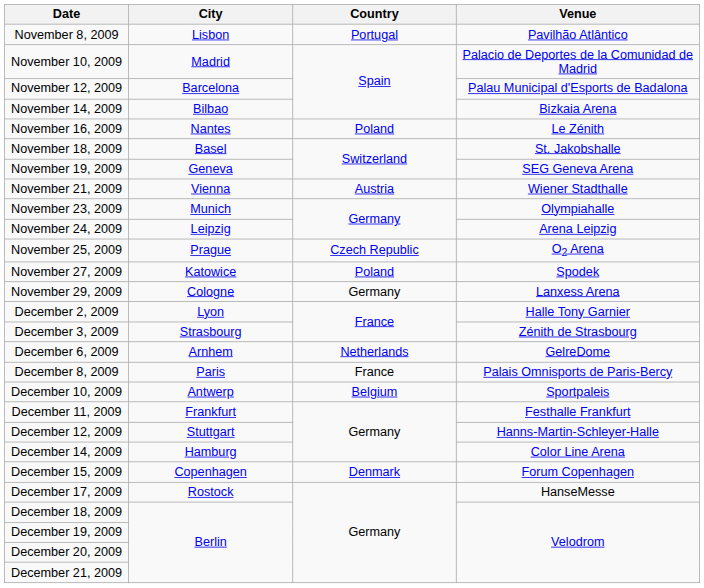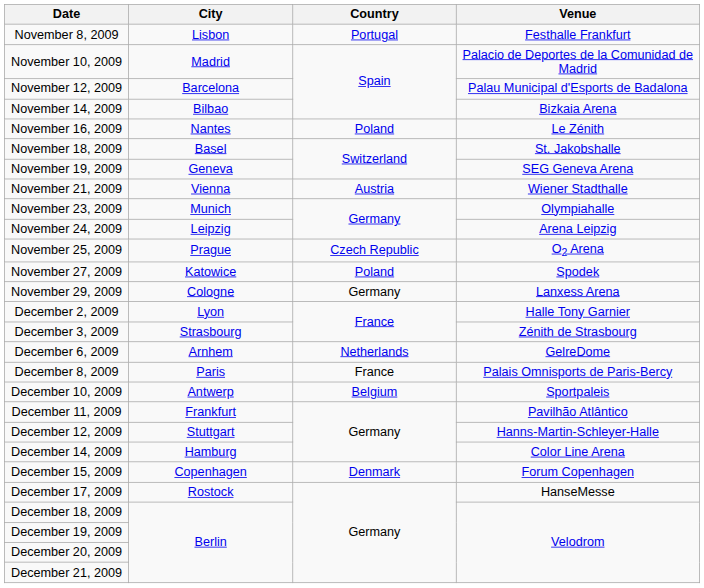(578, 34) Pavilhão Atlântico -> (578, 34) Festhalle Frankfurt
(578, 412) Festhalle Frankfurt -> (578, 412) Pavilhão Atlântico
